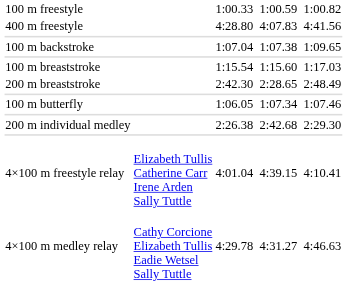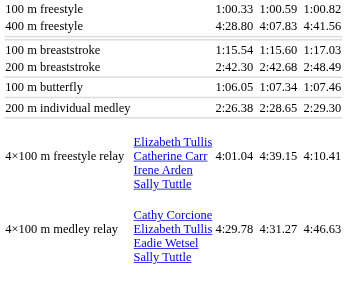- row: (50, 46)
(278, 84) 2:28.65 -> (278, 67) 2:42.68
(278, 124) 2:42.68 -> (278, 107) 2:28.65
